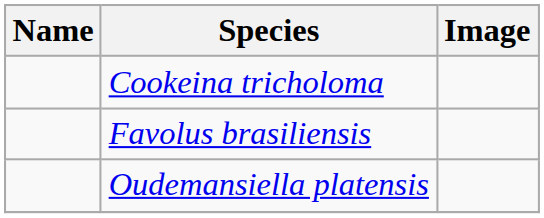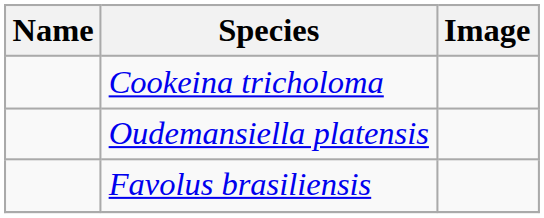rows swapped: (240, 133) <-> (269, 184)
